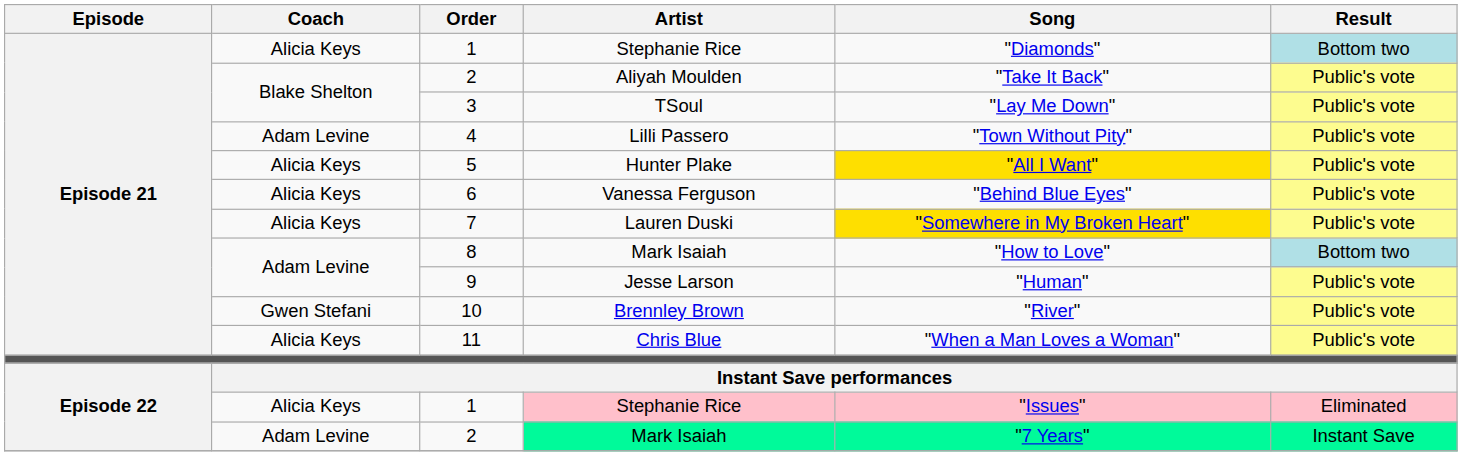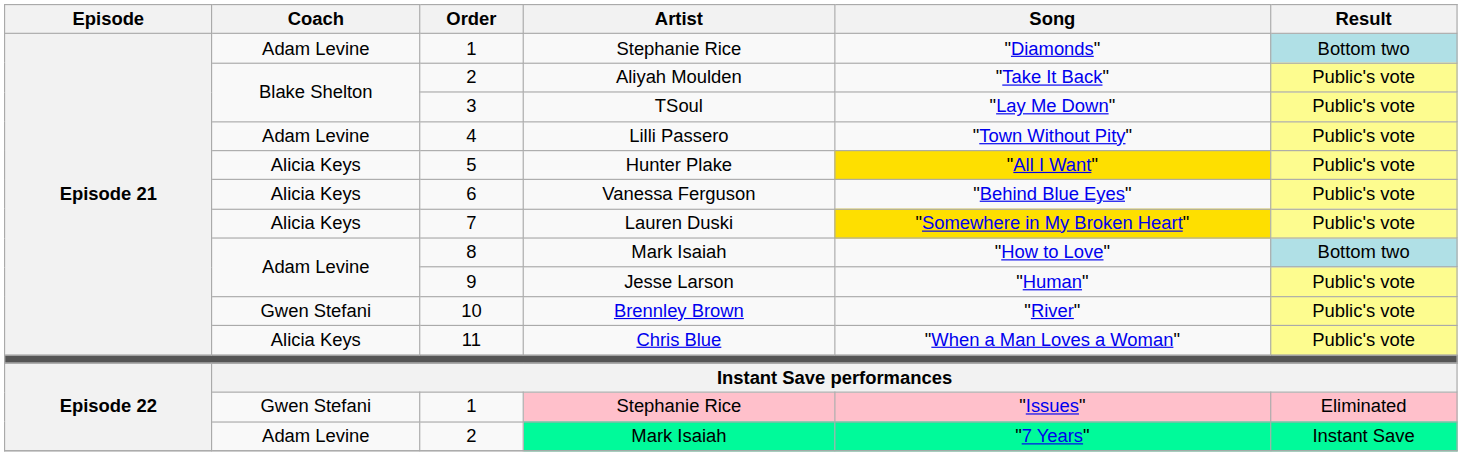(316, 48) Alicia Keys -> (316, 48) Adam Levine
(316, 406) Alicia Keys -> (316, 406) Gwen Stefani
